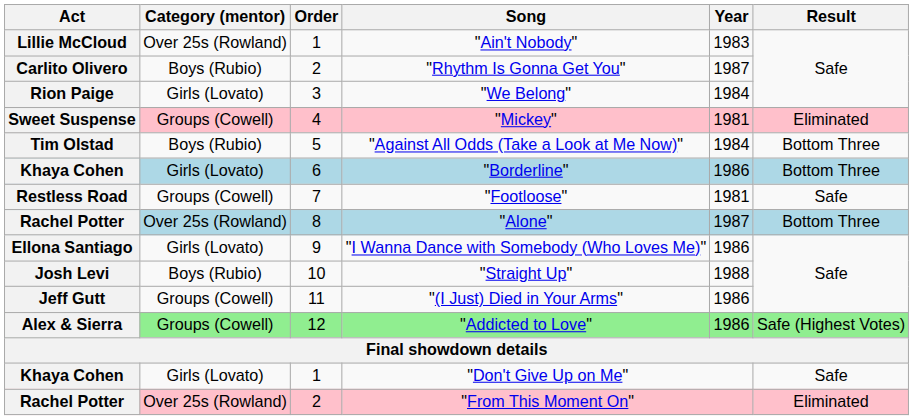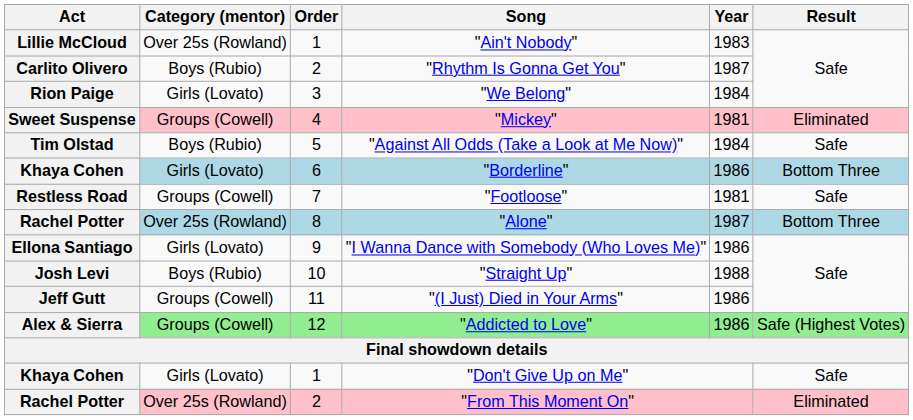(831, 145) Bottom Three -> (831, 145) Safe
